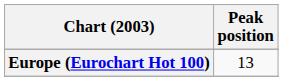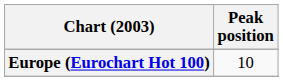(246, 62) 13 -> (246, 62) 10
